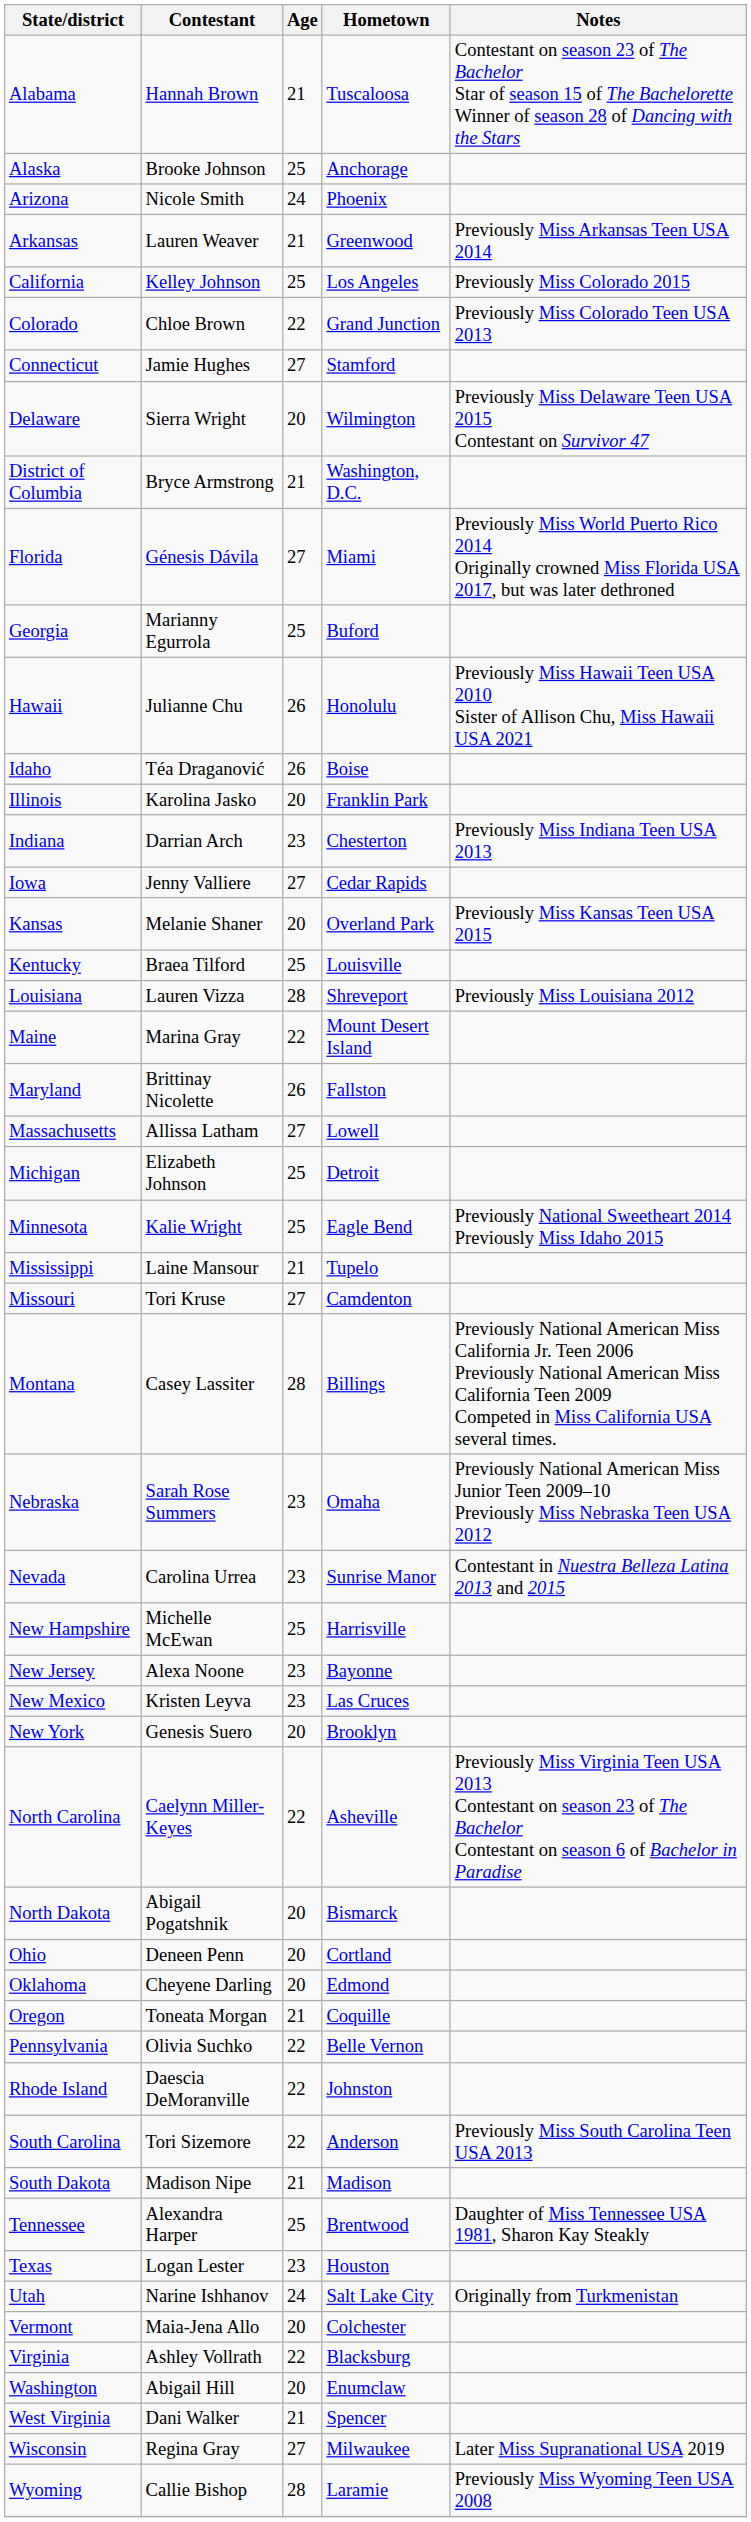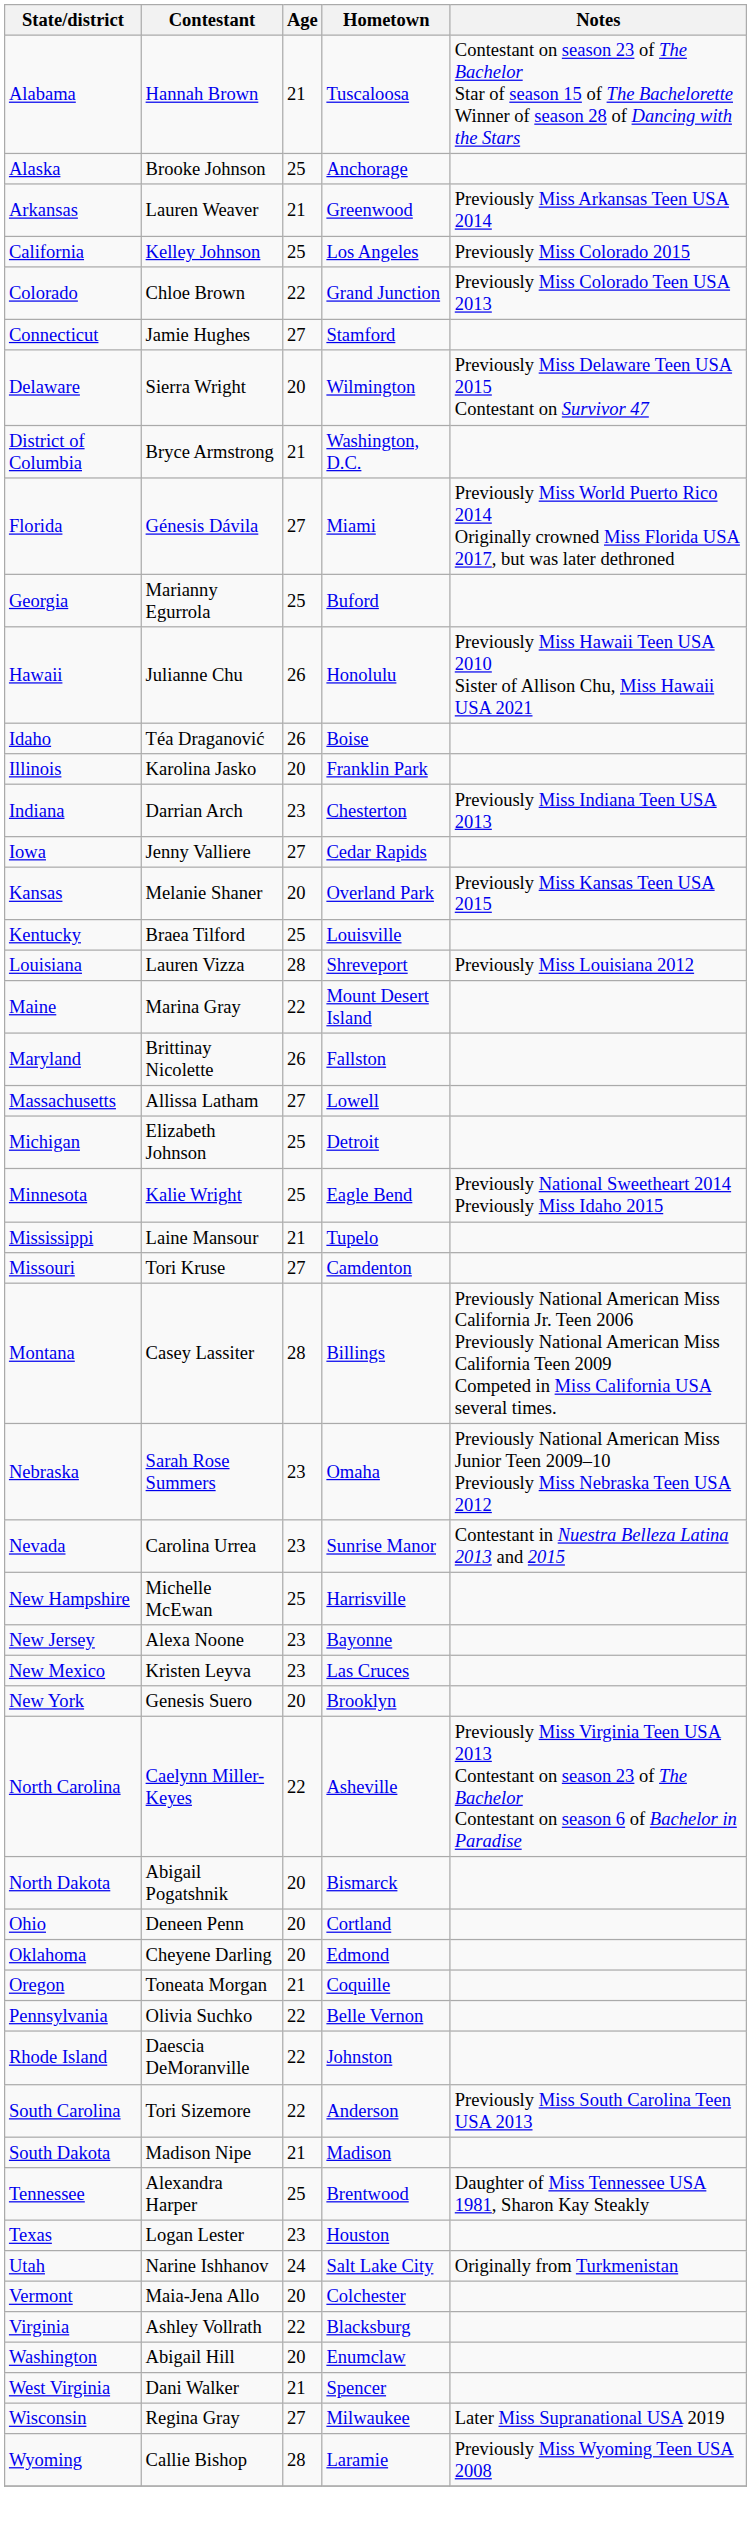- row: (39, 199)
